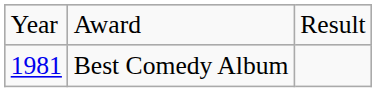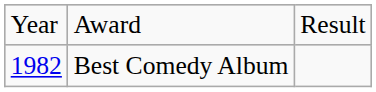(36, 65) 1981 -> (36, 65) 1982
